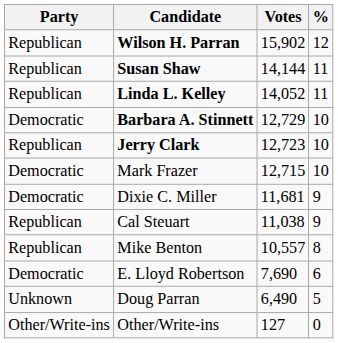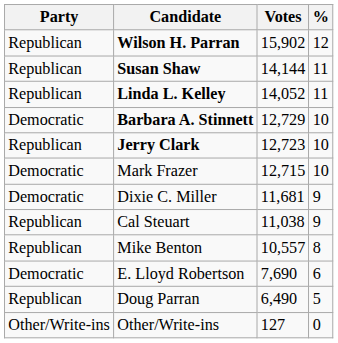(40, 299) Unknown -> (45, 299) Republican
